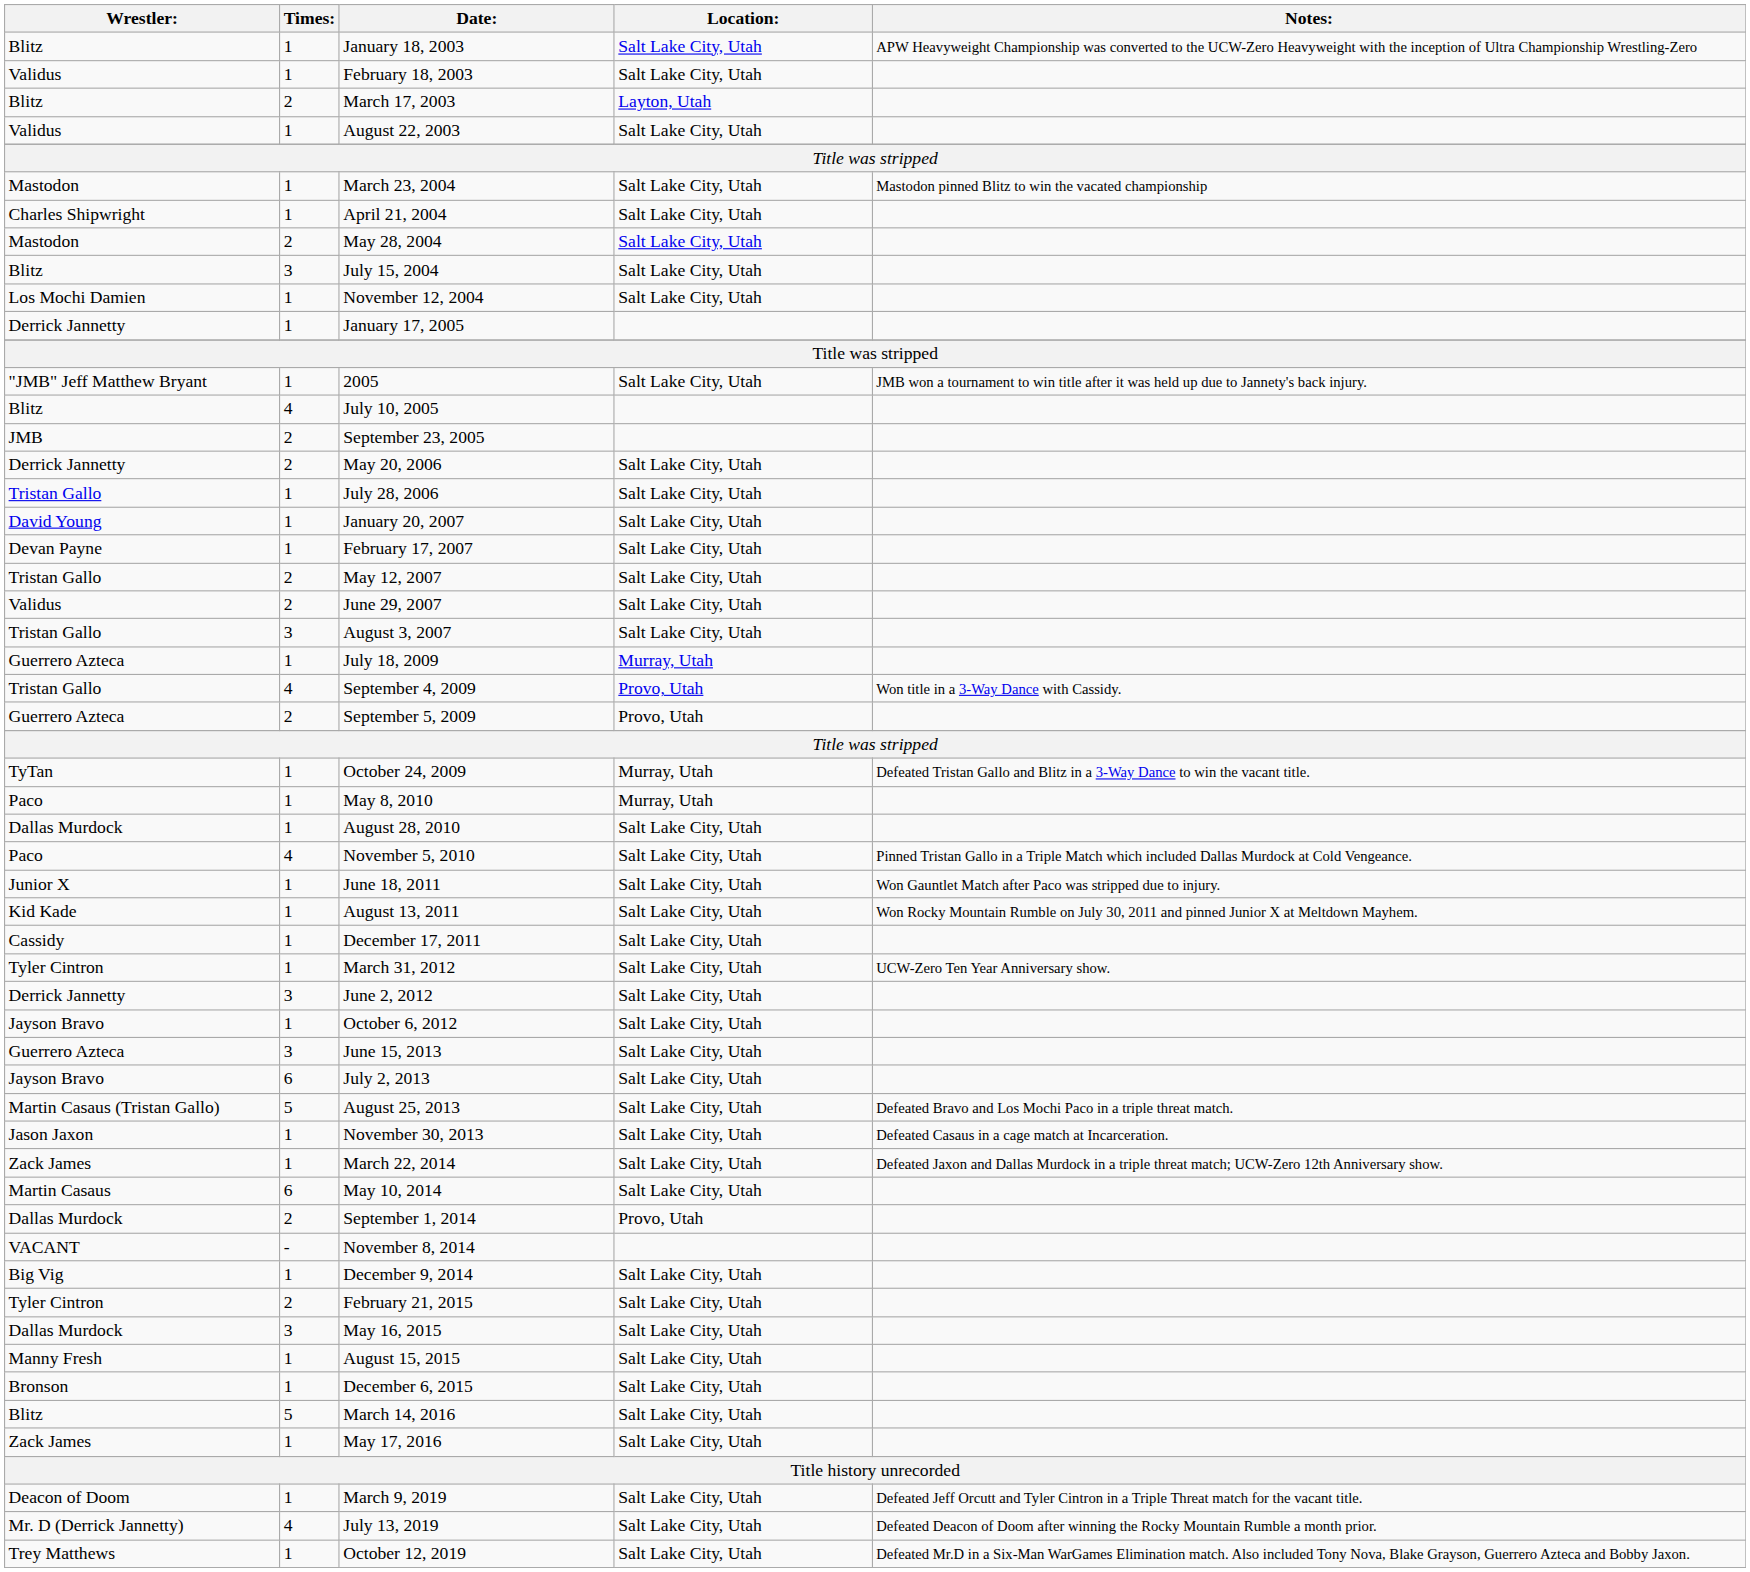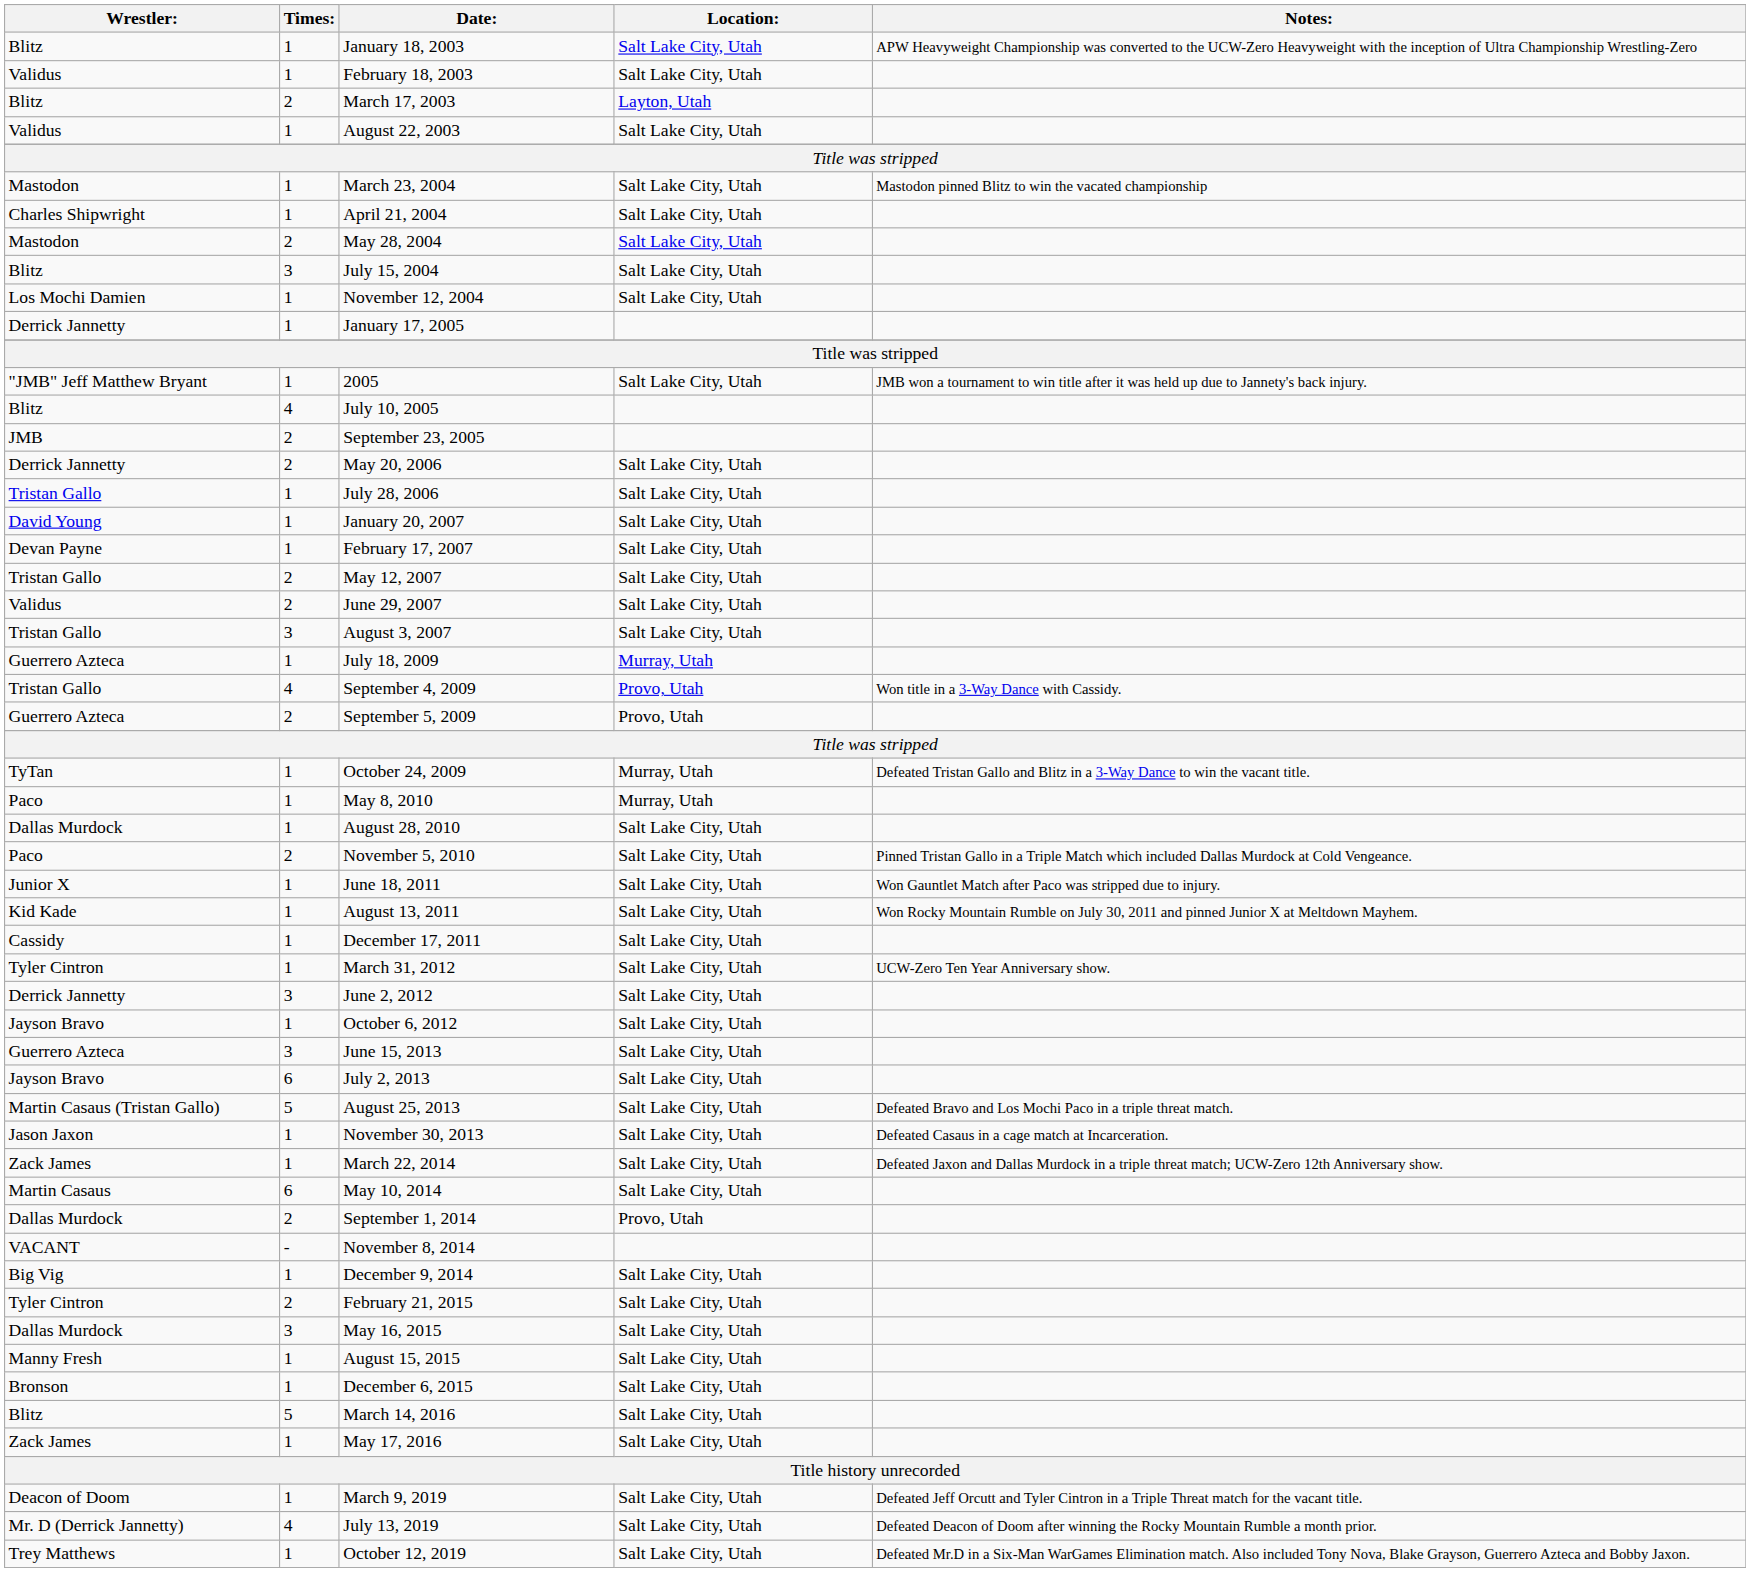(288, 855) 4 -> (288, 855) 2
